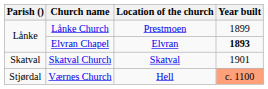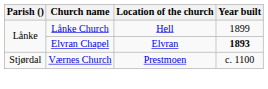(165, 28) Prestmoen -> (165, 28) Hell
- row: (80, 60)
(165, 76) Hell -> (165, 60) Prestmoen
(240, 76) lightsalmon background -> (240, 60) no background
